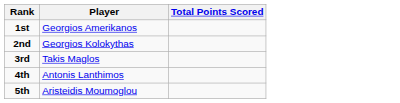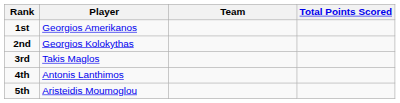+ column: (233, 12)
